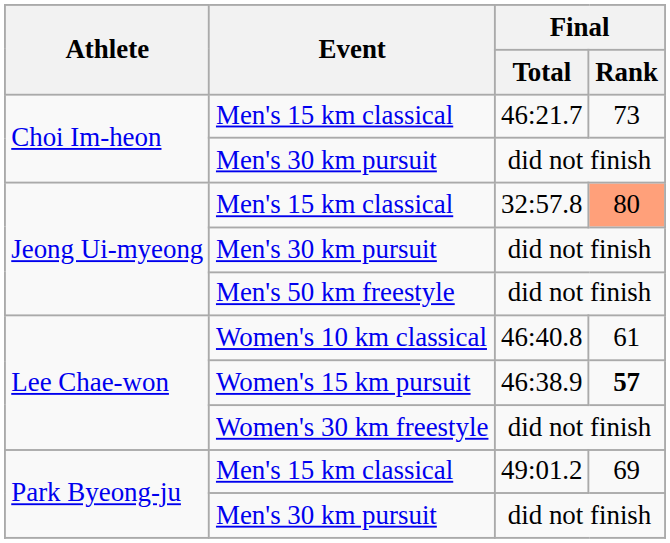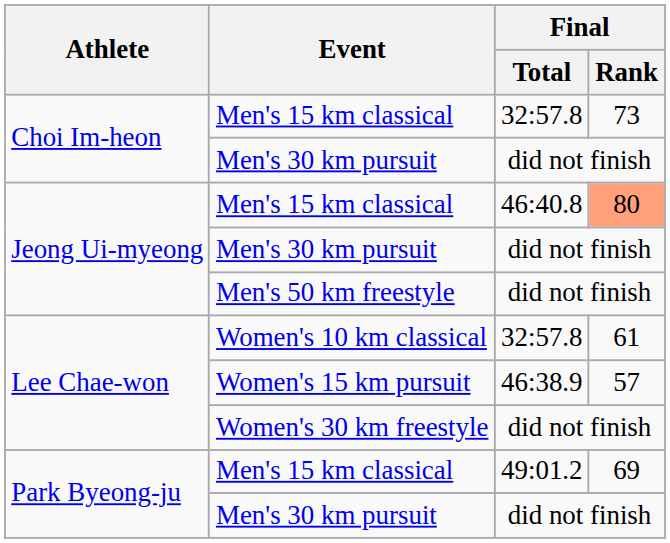(542, 115) 46:21.7 -> (542, 115) 32:57.8
(542, 204) 32:57.8 -> (542, 204) 46:40.8
(542, 337) 46:40.8 -> (542, 337) 32:57.8
(627, 382) bold -> (627, 382) normal
